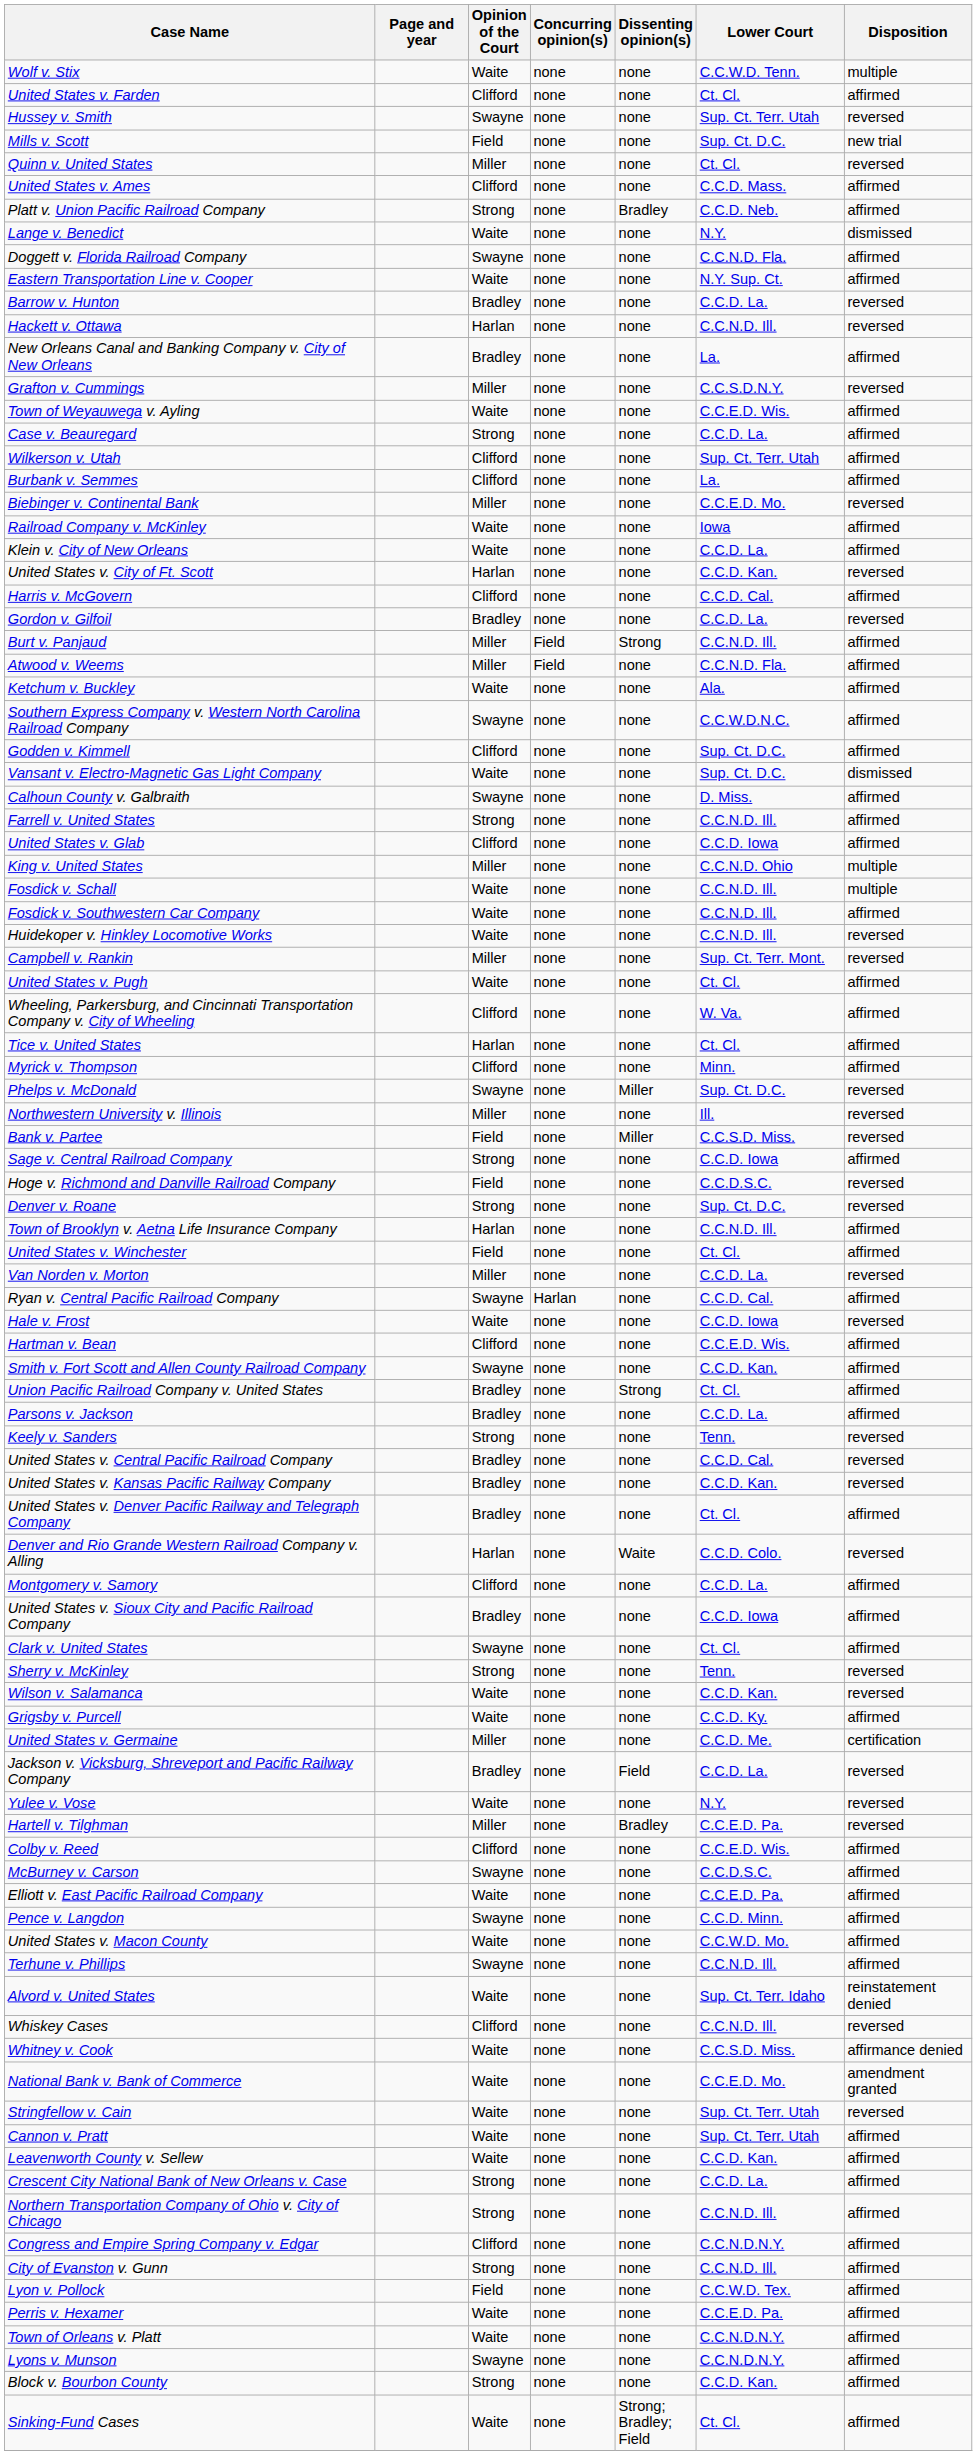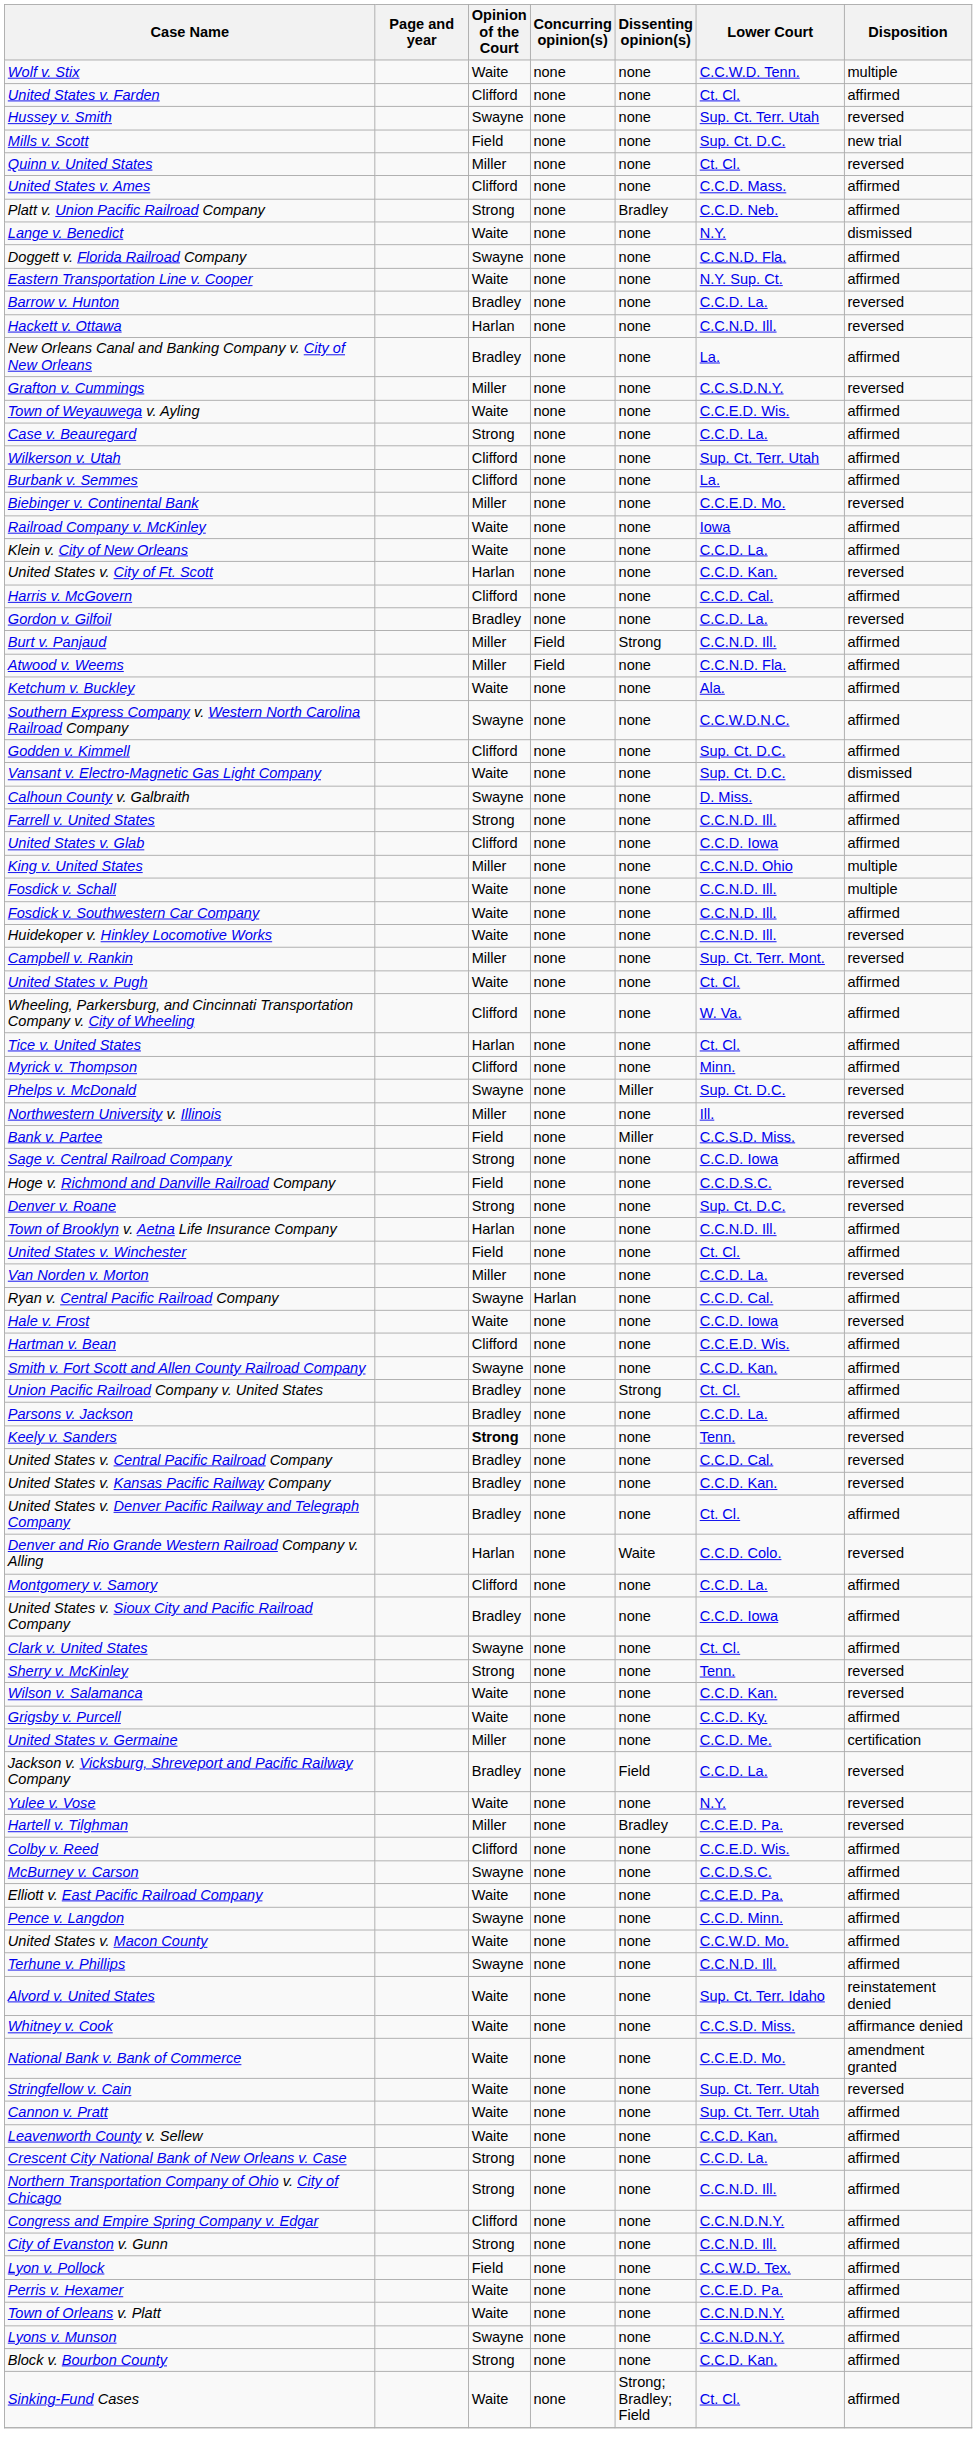(493, 1437) normal -> (495, 1437) bold
- row: (58, 2027)
